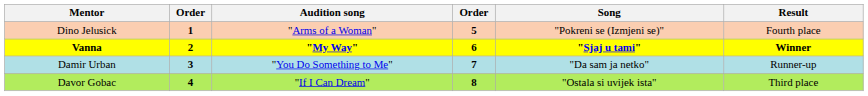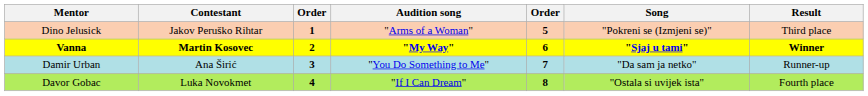+ column: (216, 13)
(793, 30) Fourth place -> (806, 30) Third place
(793, 82) Third place -> (806, 82) Fourth place
